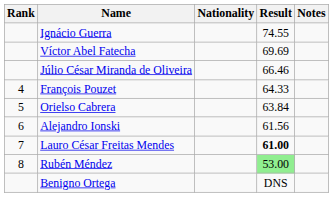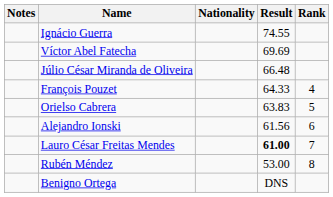columns swapped: (21, 13) <-> (311, 13)
(276, 70) 66.46 -> (276, 70) 66.48
(276, 107) 63.84 -> (276, 107) 63.83
(276, 164) lightgreen background -> (276, 164) no background
